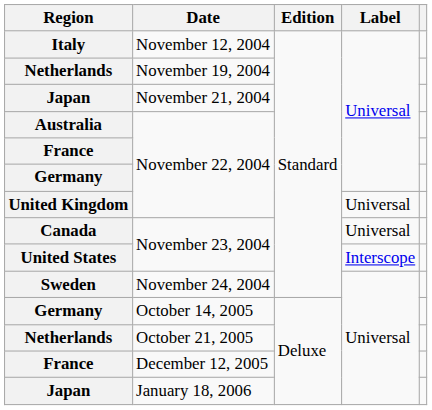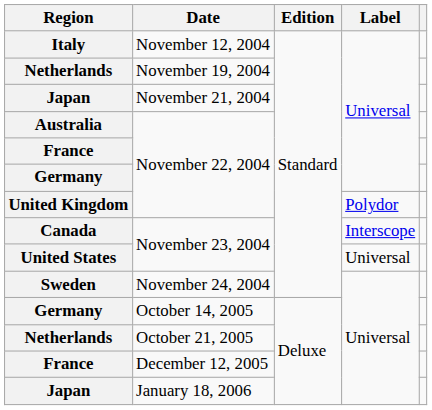(378, 204) Universal -> (372, 204) Polydor
(378, 230) Universal -> (380, 230) Interscope
(380, 257) Interscope -> (378, 257) Universal
